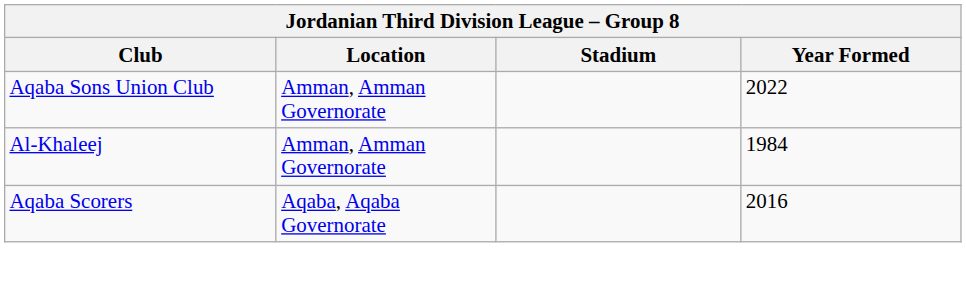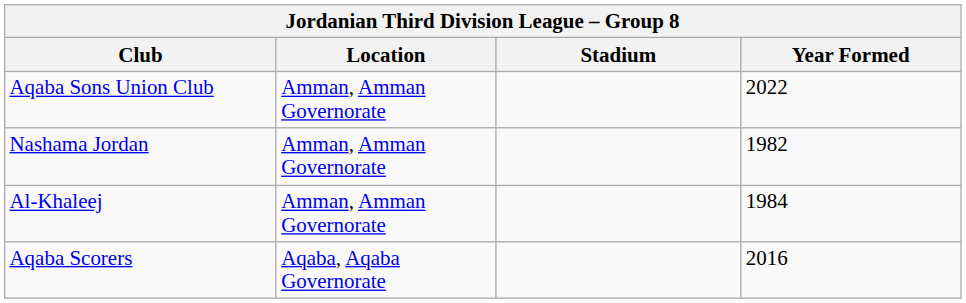+ row: (79, 144)
